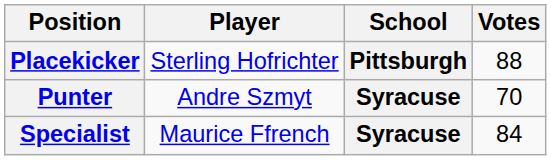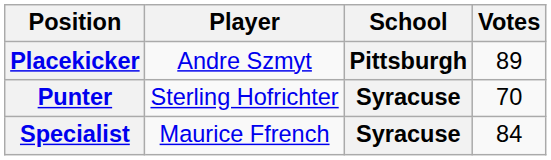(245, 60) Sterling Hofrichter -> (245, 60) Andre Szmyt
(509, 60) 88 -> (509, 60) 89
(245, 97) Andre Szmyt -> (245, 97) Sterling Hofrichter
